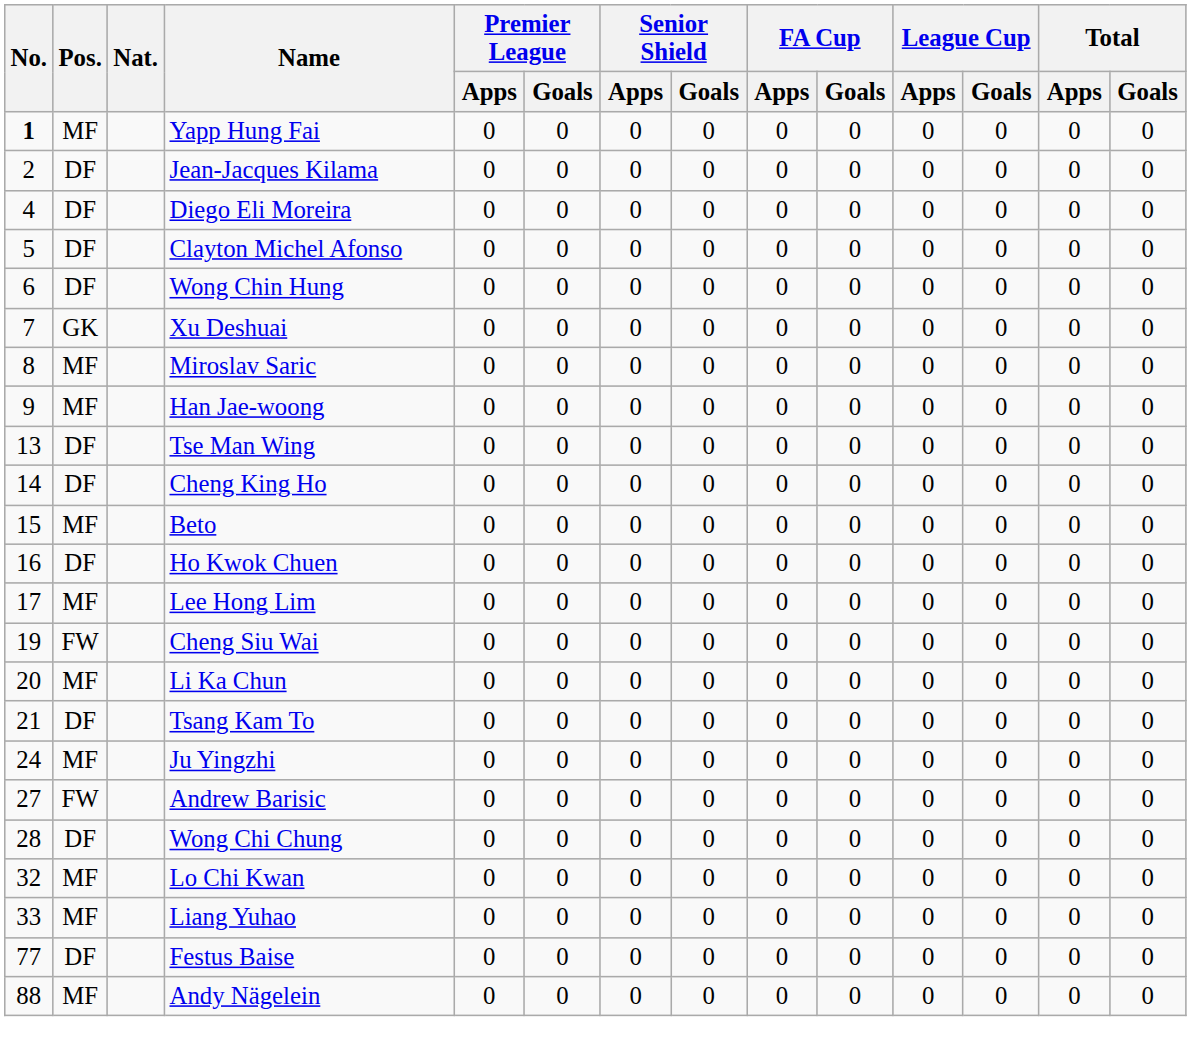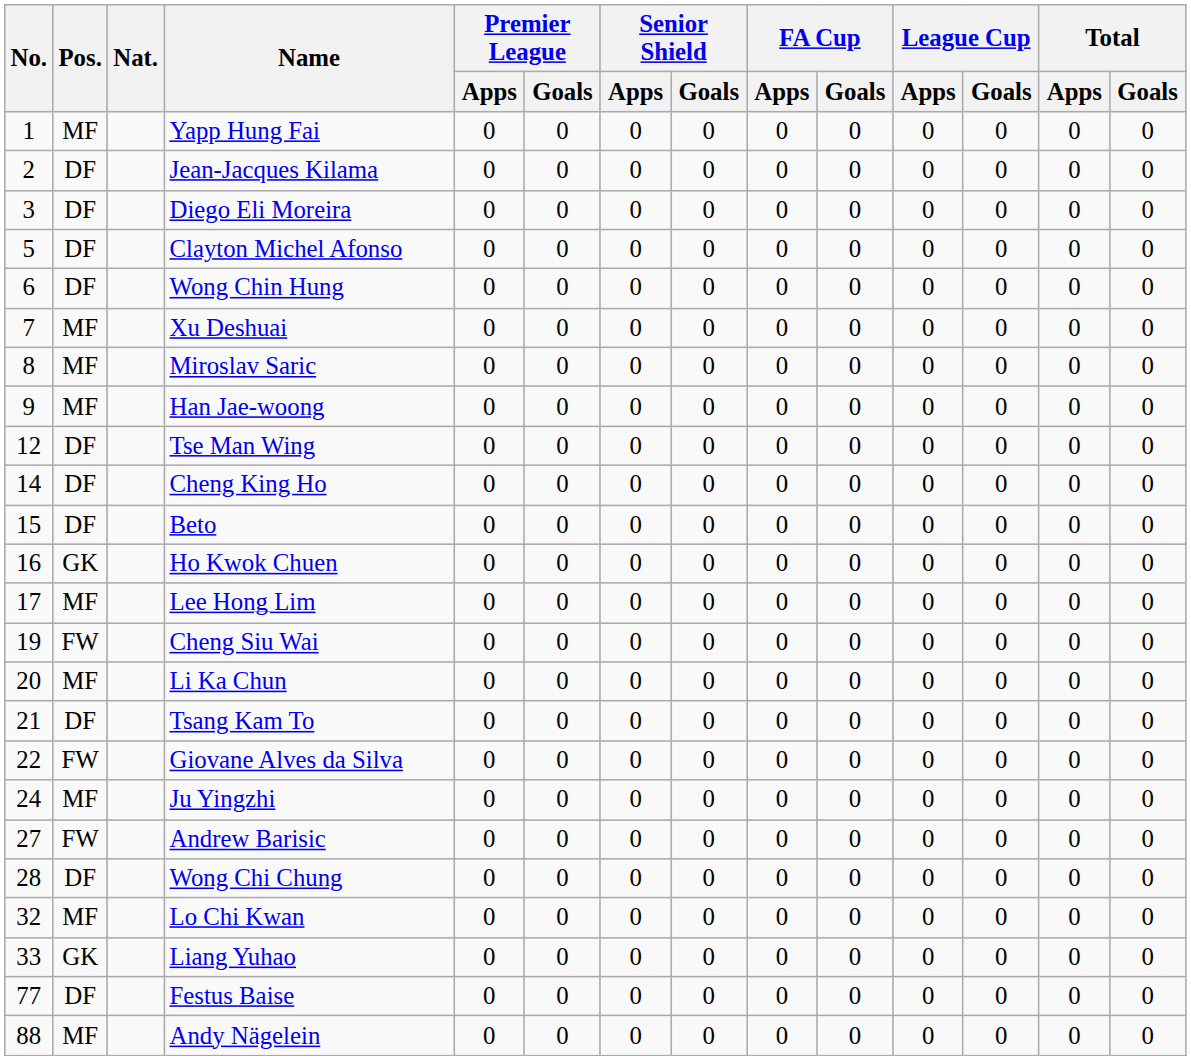(29, 130) bold -> (29, 130) normal
(29, 209) 4 -> (29, 209) 3
(80, 327) GK -> (80, 327) MF
(29, 445) 13 -> (29, 445) 12
(80, 524) MF -> (80, 524) DF
(80, 563) DF -> (80, 563) GK
+ row: (286, 760)
(80, 917) MF -> (80, 956) GK
